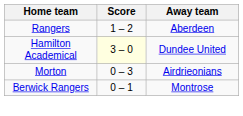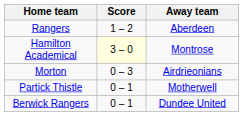(192, 50) Dundee United -> (192, 50) Montrose
+ row: (51, 87)
(192, 87) Montrose -> (192, 103) Dundee United
